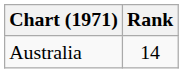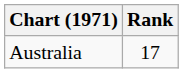(150, 51) 14 -> (150, 51) 17
